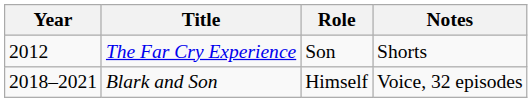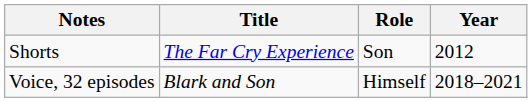columns swapped: (53, 19) <-> (450, 19)
